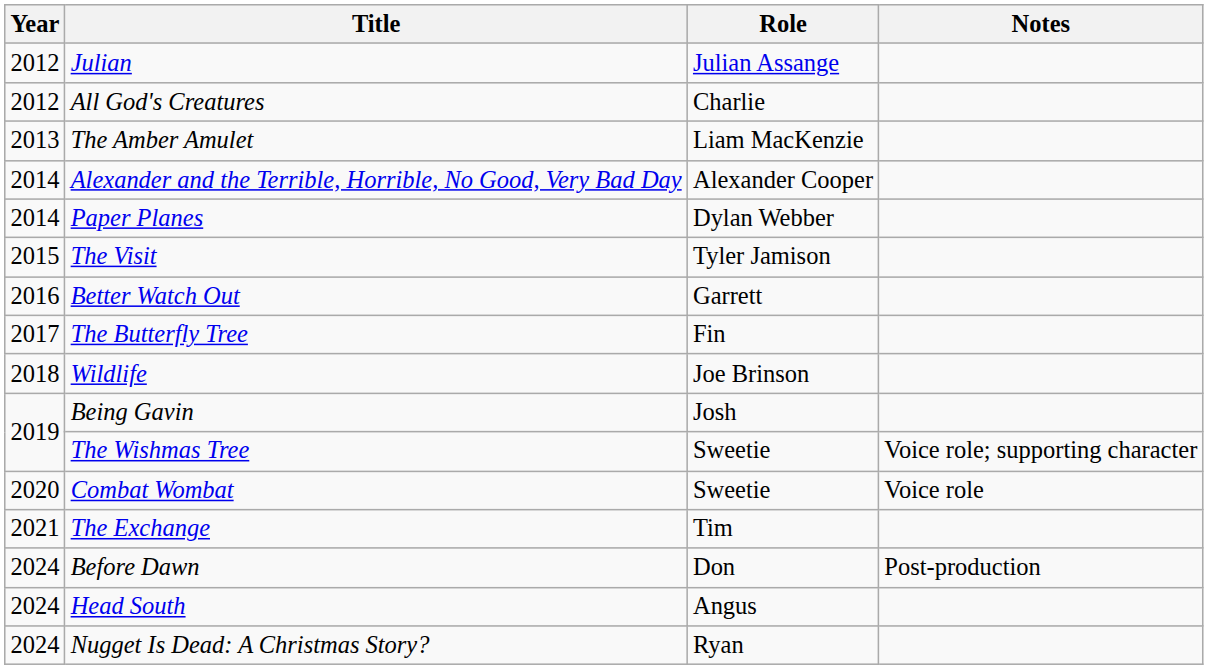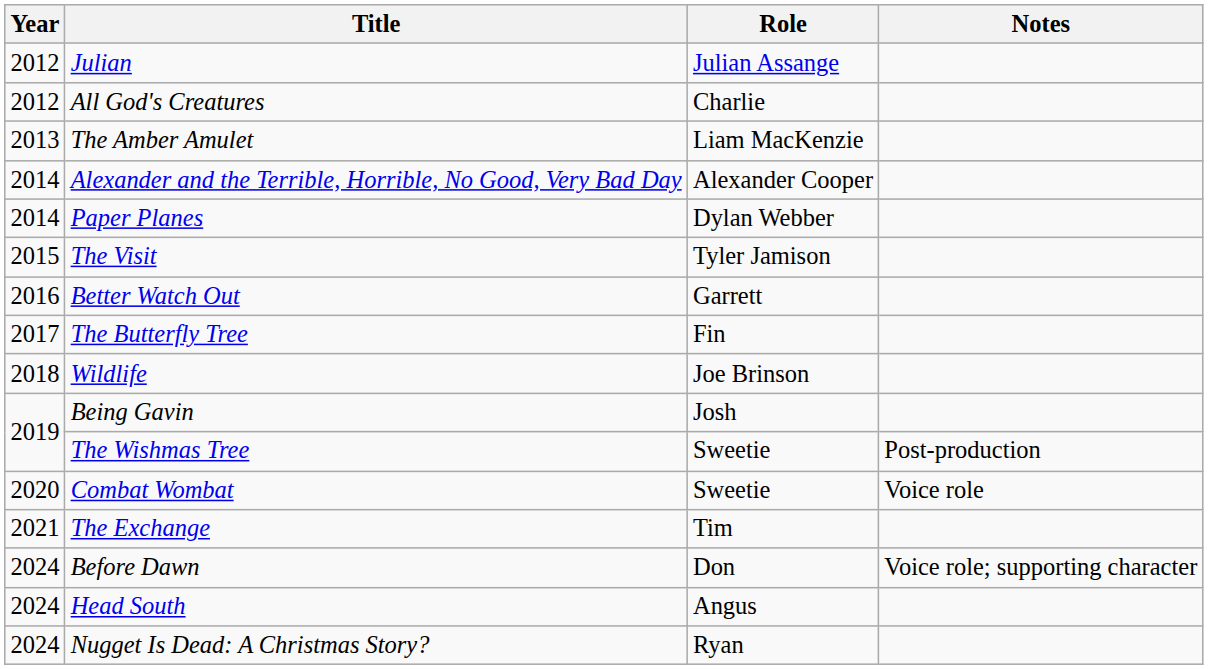(1041, 450) Voice role; supporting character -> (963, 450) Post-production
(963, 567) Post-production -> (1041, 567) Voice role; supporting character
